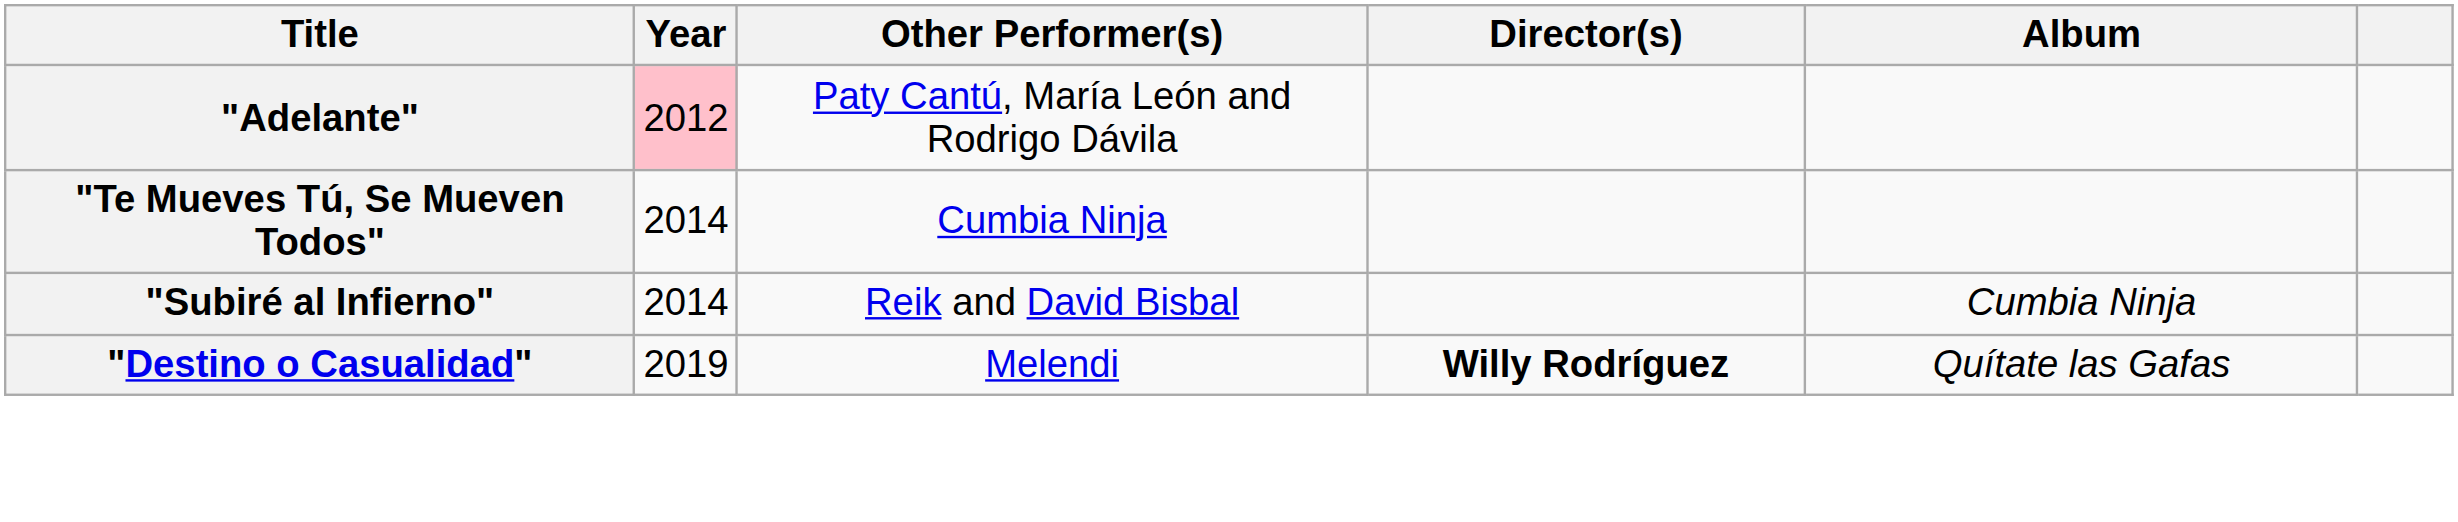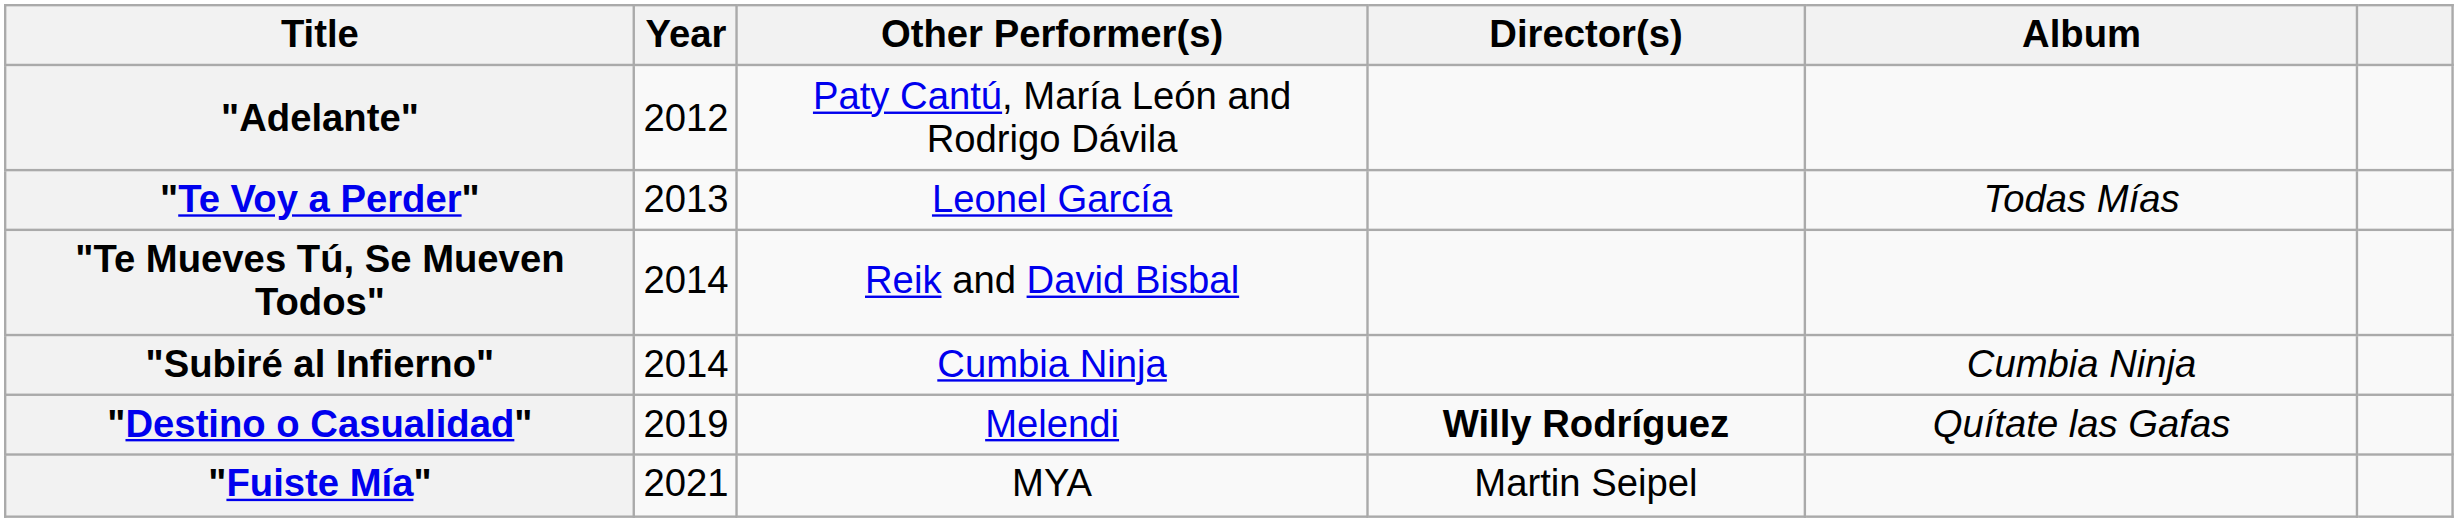(686, 116) pink background -> (686, 116) no background
+ row: (320, 199)
(1052, 220) Cumbia Ninja -> (1052, 281) Reik and David Bisbal
(1052, 302) Reik and David Bisbal -> (1052, 363) Cumbia Ninja
+ row: (320, 484)
